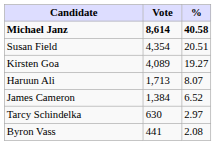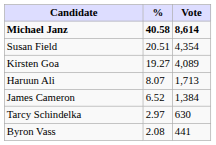columns swapped: (162, 13) <-> (196, 13)
